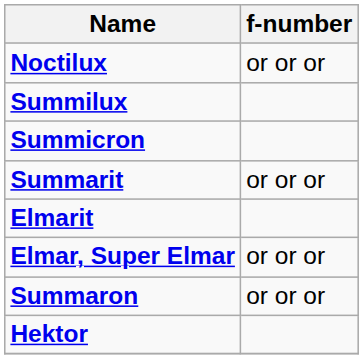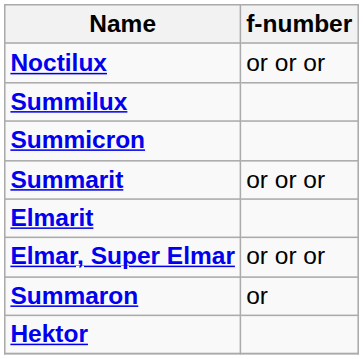(286, 295) or or or -> (257, 295) or
